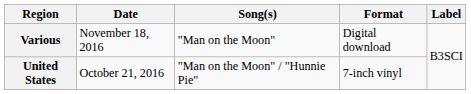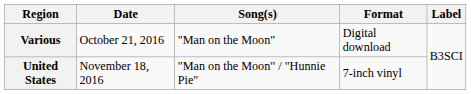(114, 40) November 18, 2016 -> (122, 40) October 21, 2016
(122, 73) October 21, 2016 -> (114, 73) November 18, 2016
